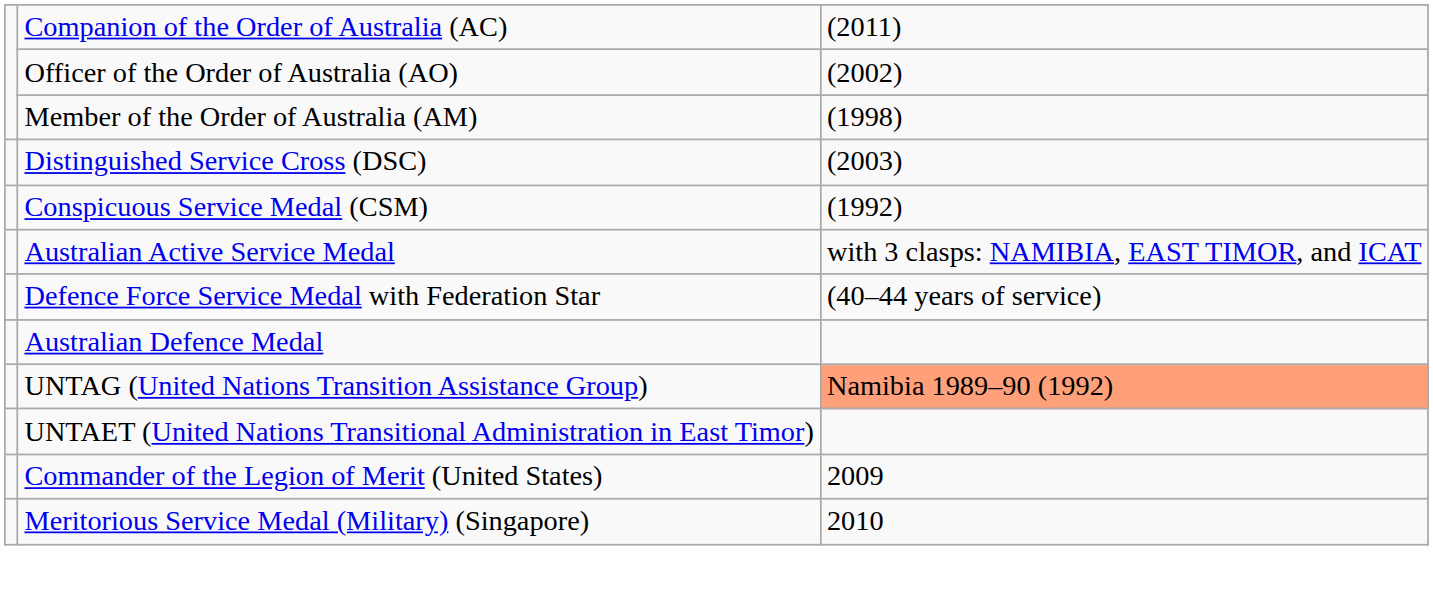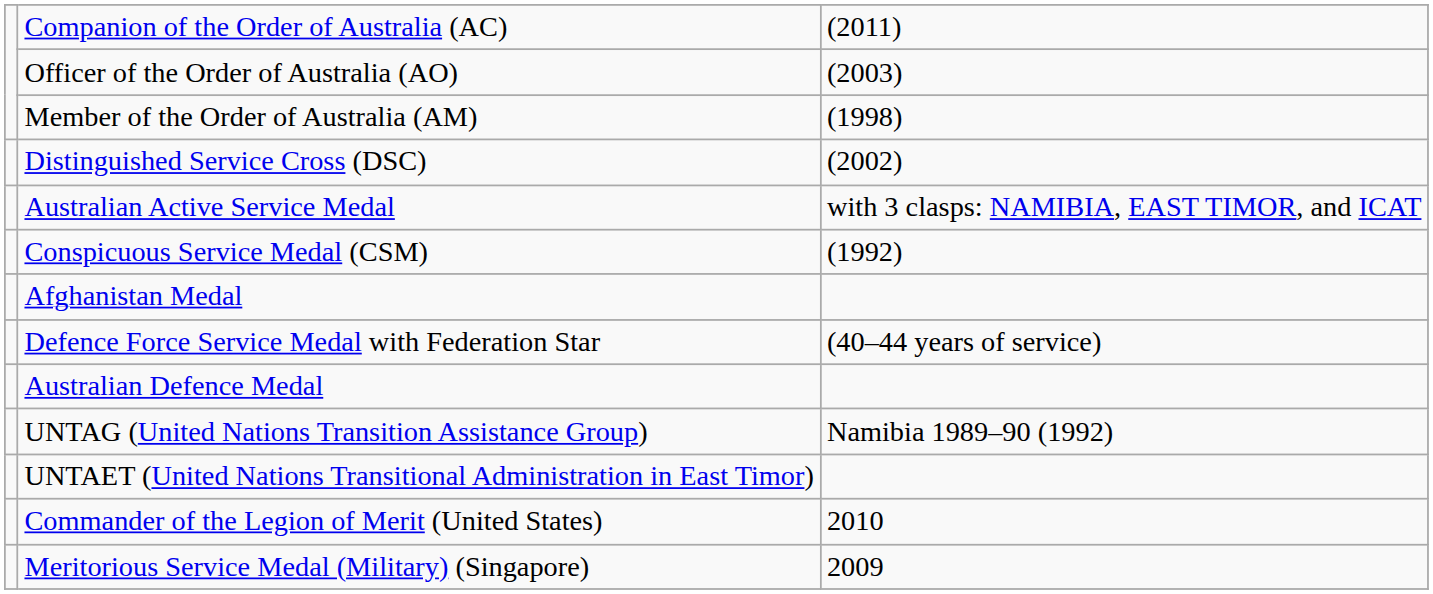(865, 71) (2002) -> (865, 71) (2003)
(865, 161) (2003) -> (865, 161) (2002)
rows swapped: (226, 206) <-> (210, 251)
+ row: (133, 296)
(970, 386) lightsalmon background -> (970, 431) no background
(855, 476) 2009 -> (855, 521) 2010
(855, 521) 2010 -> (855, 565) 2009
